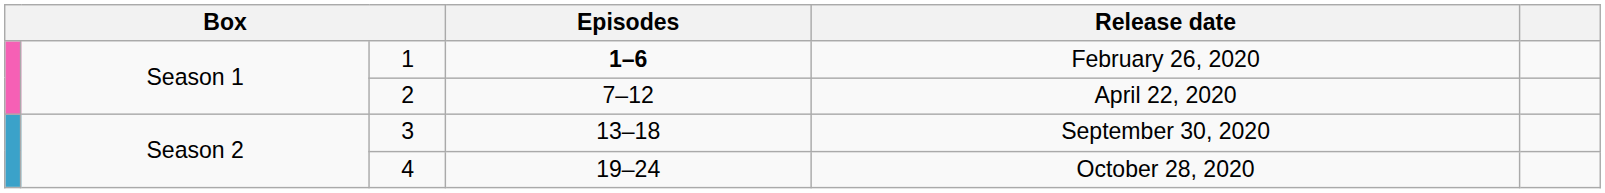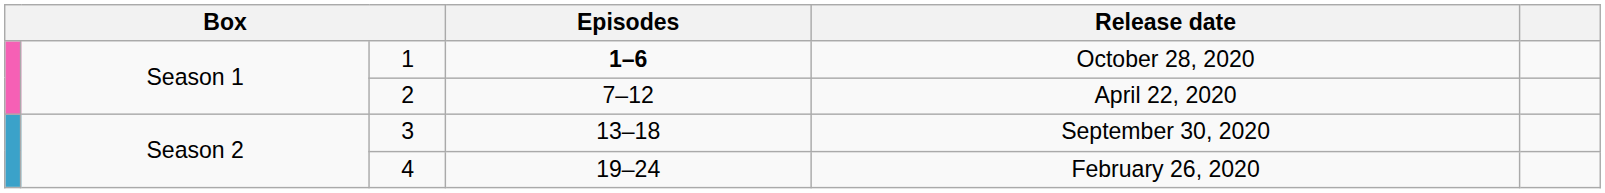(1166, 59) February 26, 2020 -> (1166, 59) October 28, 2020
(1166, 168) October 28, 2020 -> (1166, 168) February 26, 2020
